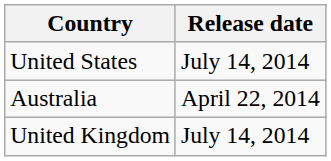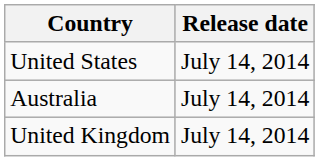(250, 98) April 22, 2014 -> (245, 98) July 14, 2014
